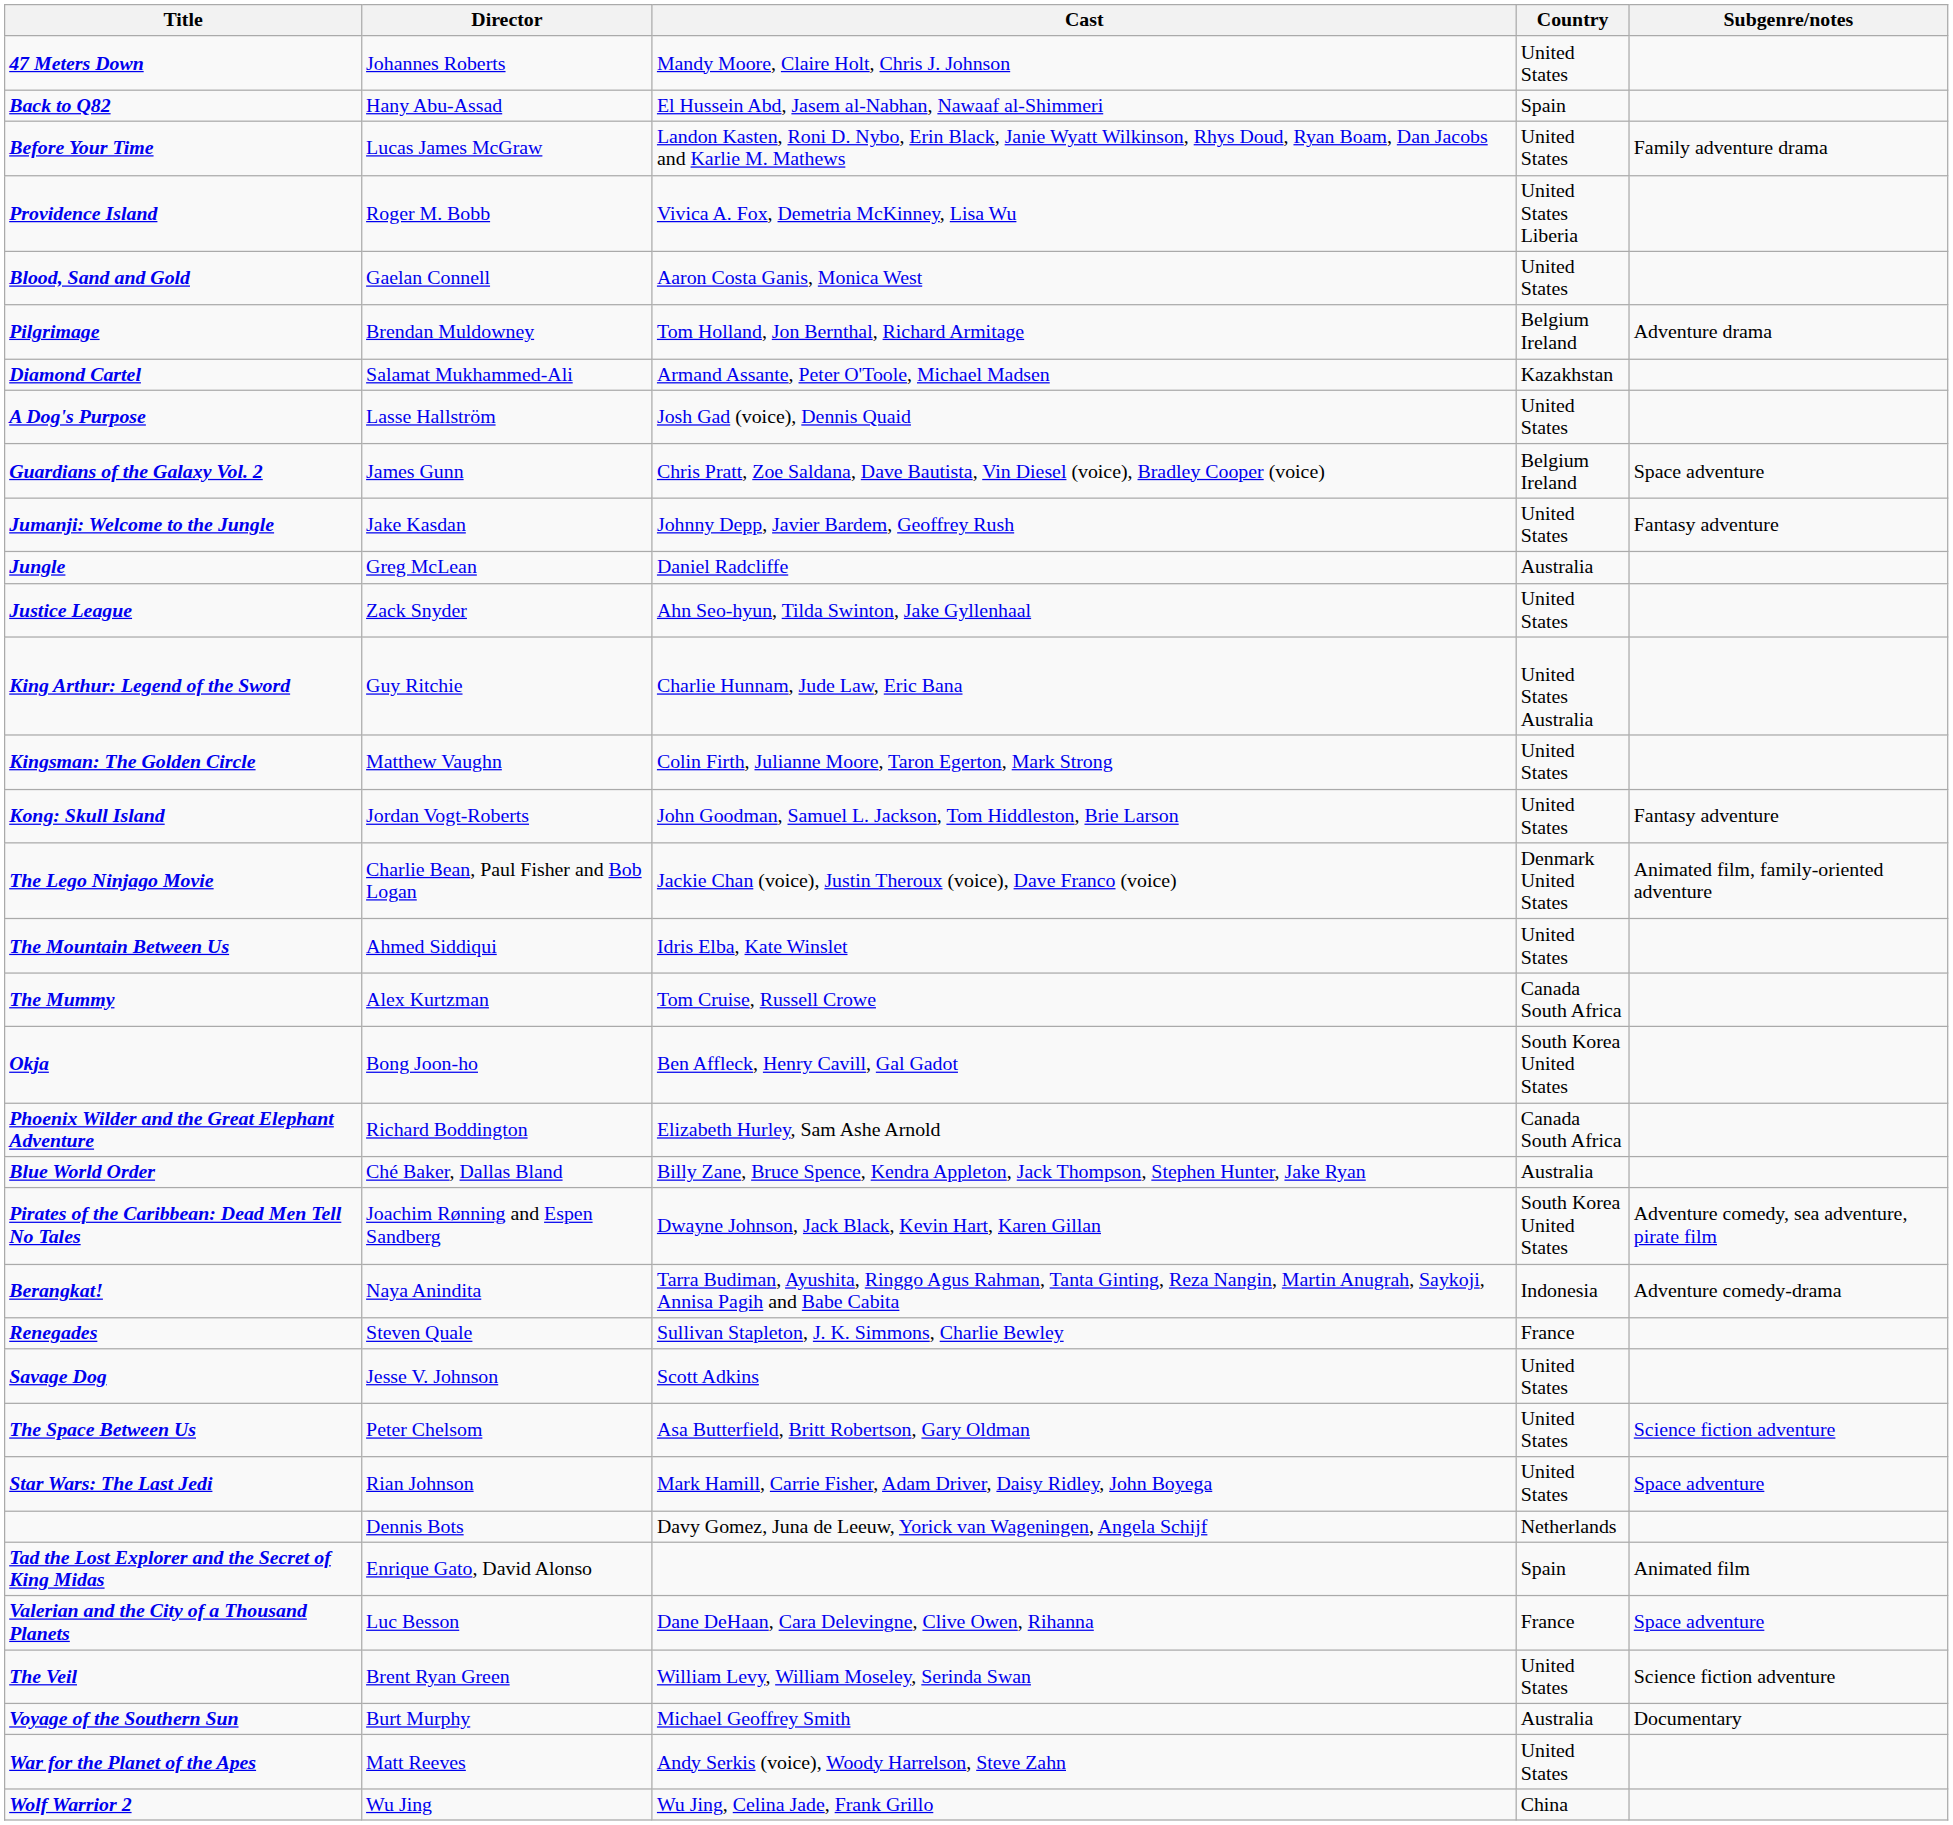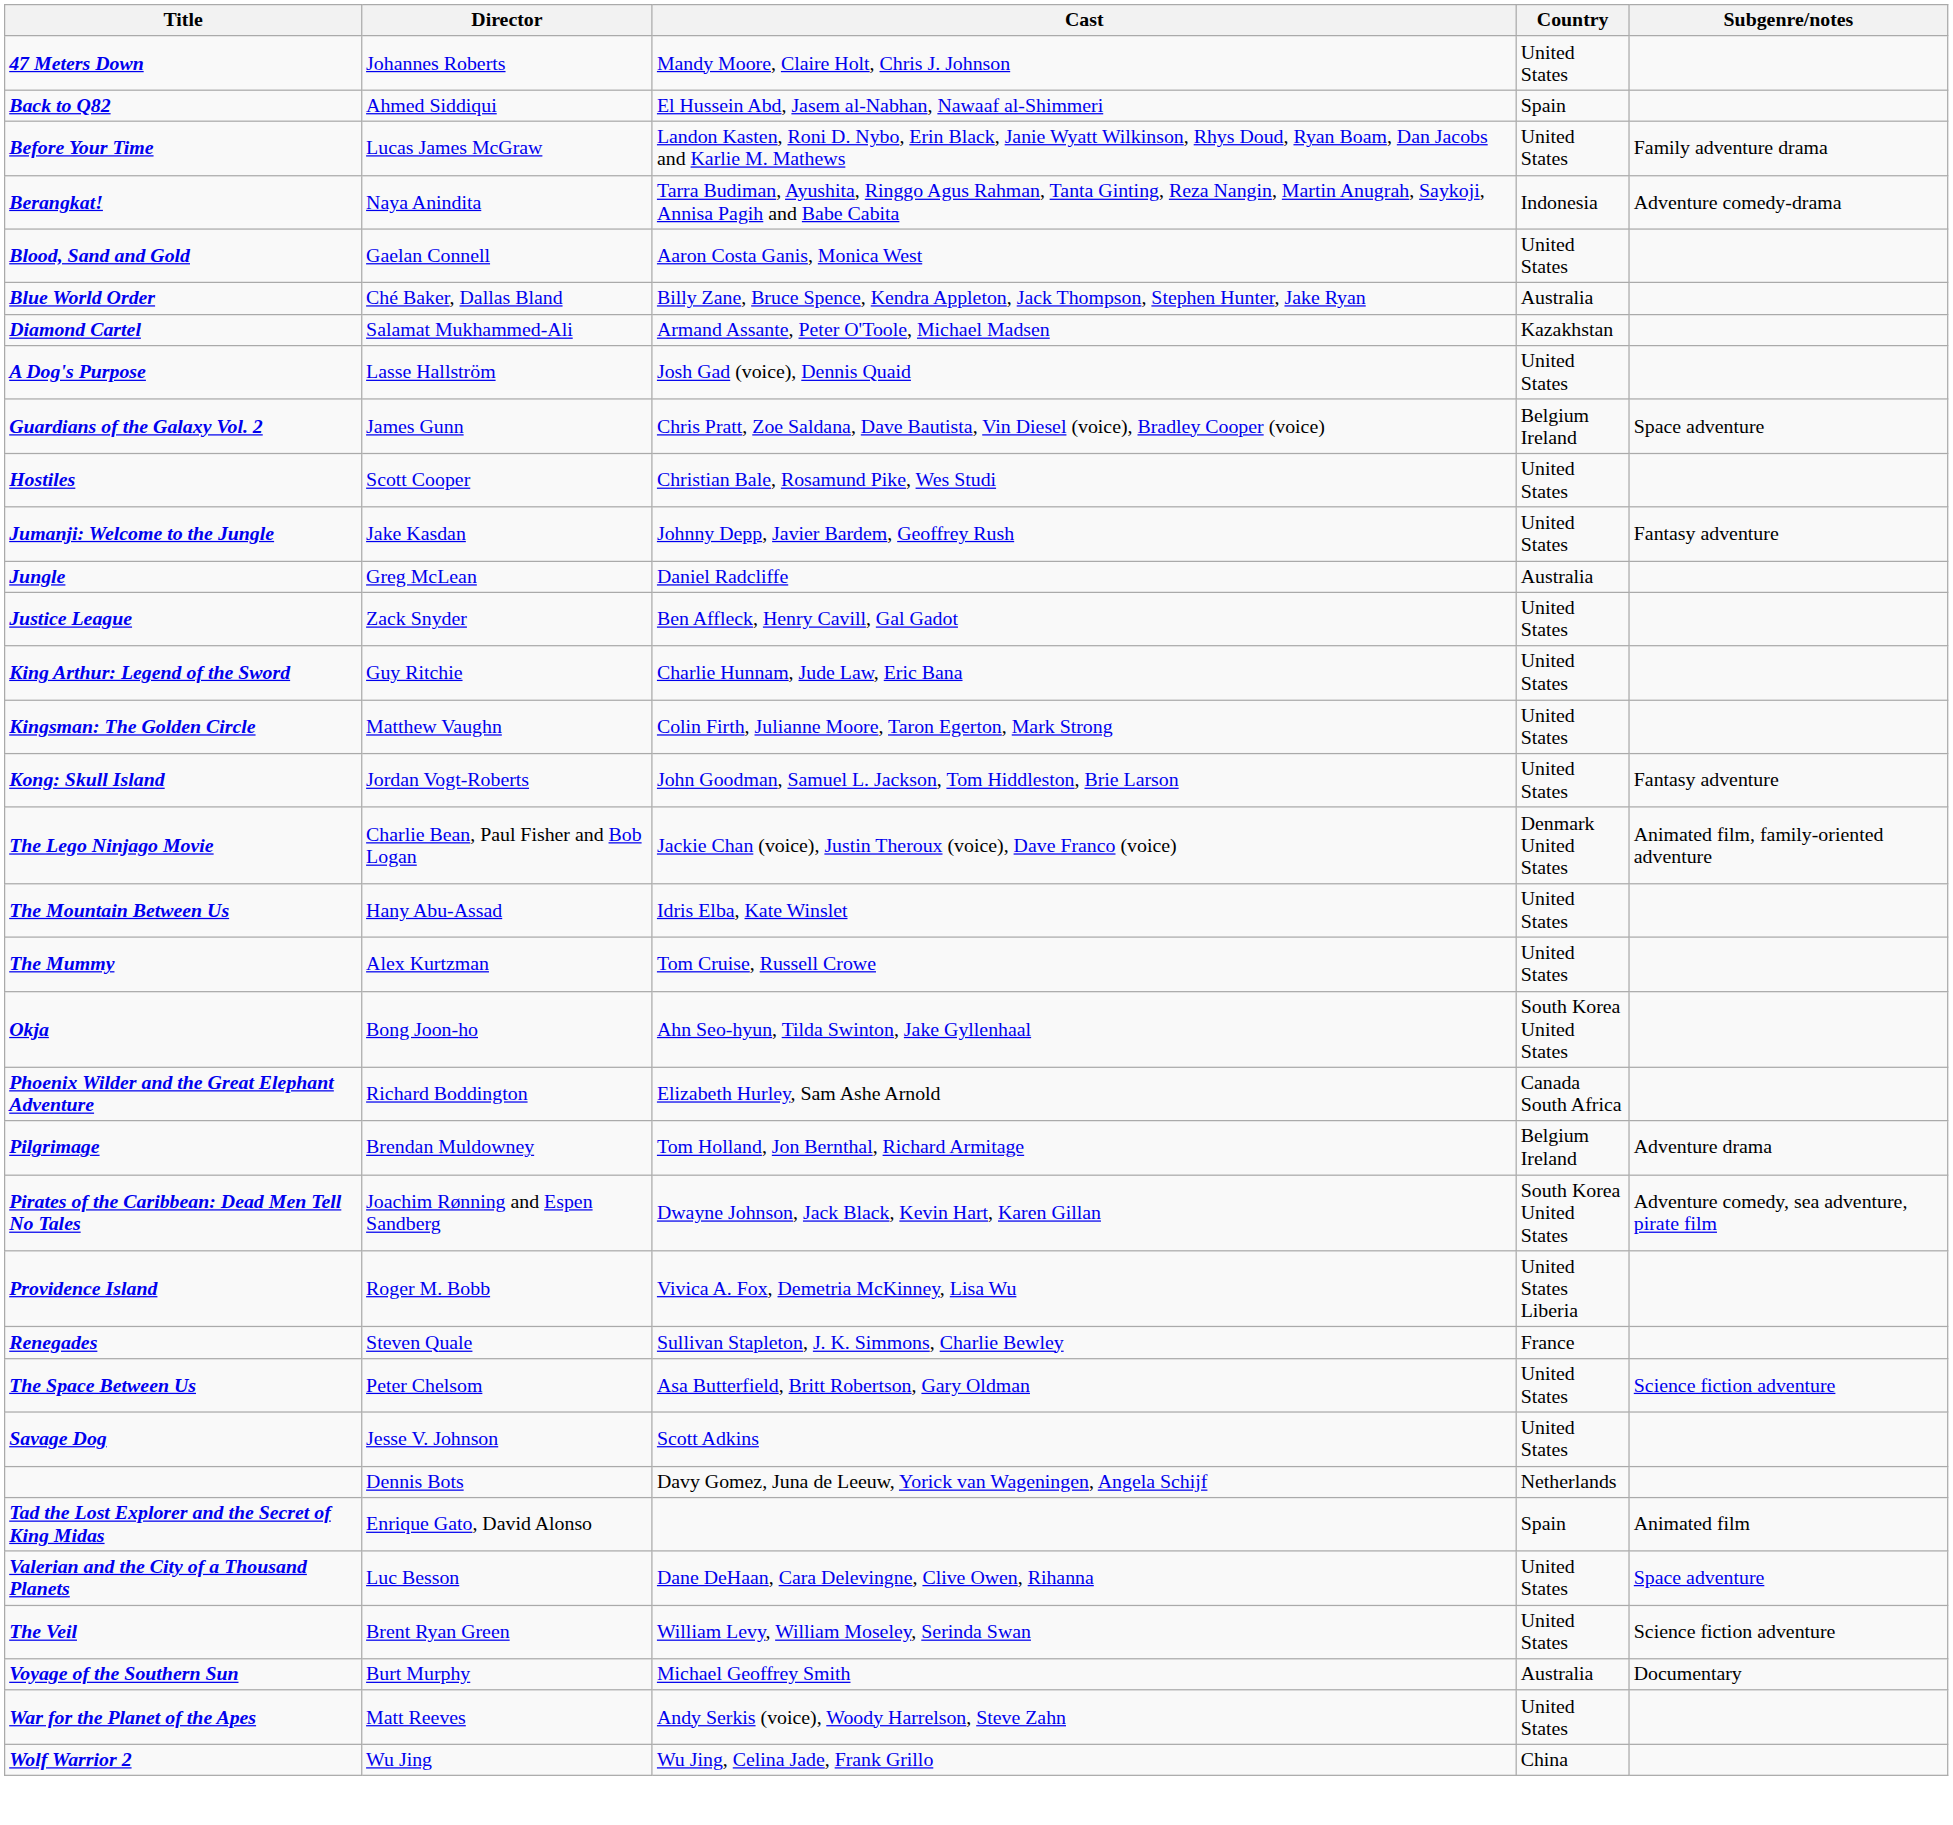(434, 105) Hany Abu-Assad -> (431, 105) Ahmed Siddiqui
rows swapped: (56, 1290) <-> (83, 213)
rows swapped: (82, 1172) <-> (54, 331)
+ row: (42, 479)
(844, 609) Ahn Seo-hyun, Tilda Swinton, Jake Gyllenhaal -> (807, 618) Ben Affleck, Henry Cavill, Gal Gadot
(1557, 697) United States Australia -> (1548, 672) United States
(431, 945) Ahmed Siddiqui -> (434, 910) Hany Abu-Assad
(1571, 999) Canada South Africa -> (1548, 964) United States
(807, 1064) Ben Affleck, Henry Cavill, Gal Gadot -> (844, 1028) Ahn Seo-hyun, Tilda Swinton, Jake Gyllenhaal
rows swapped: (58, 1376) <-> (103, 1429)
- row: (111, 1483)
(1548, 1622) France -> (1548, 1577) United States
